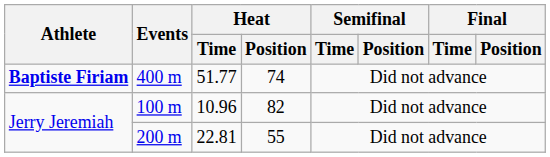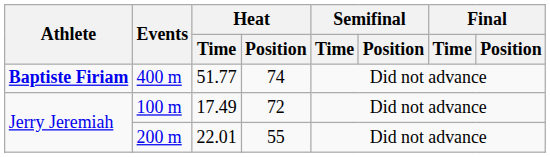(217, 107) 10.96 -> (217, 107) 17.49
(276, 107) 82 -> (276, 107) 72
(217, 137) 22.81 -> (217, 137) 22.01
